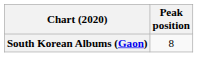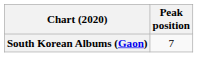(171, 43) 8 -> (171, 43) 7
